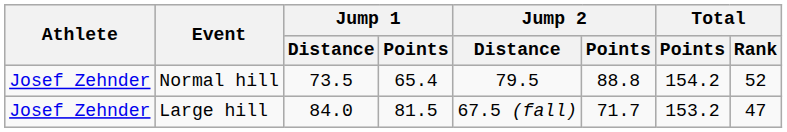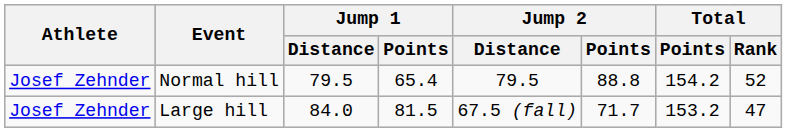(331, 81) 73.5 -> (331, 81) 79.5
